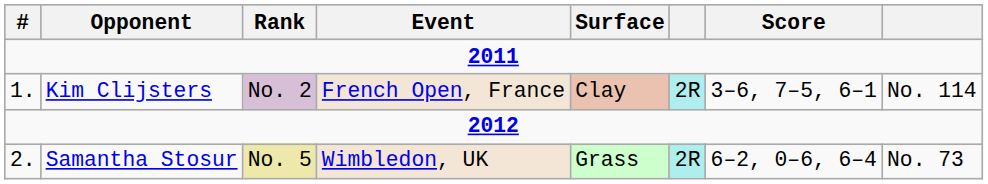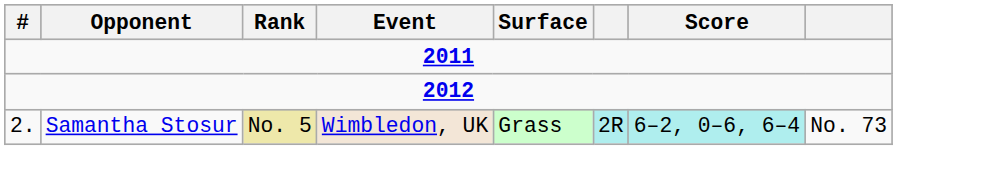- row: (129, 92)
(794, 161) no background -> (717, 126) paleturquoise background
